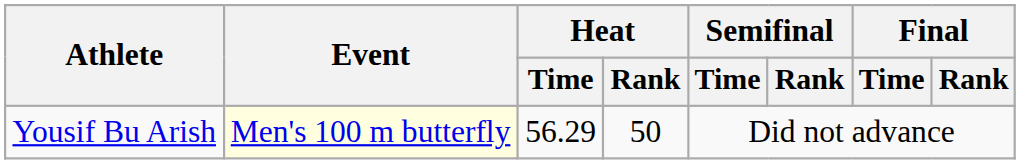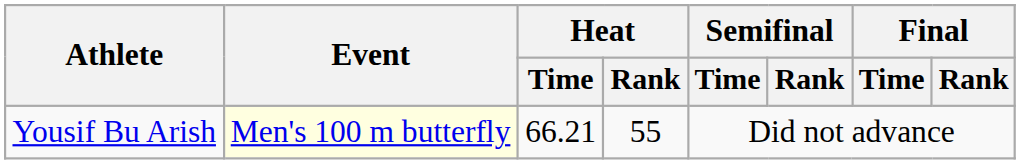(561, 132) 56.29 -> (561, 132) 66.21
(646, 132) 50 -> (646, 132) 55
